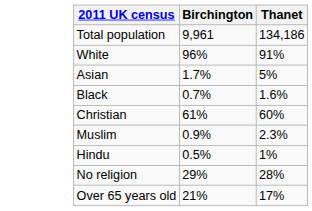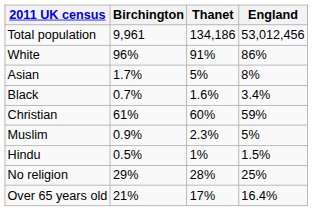+ column: (273, 15)
